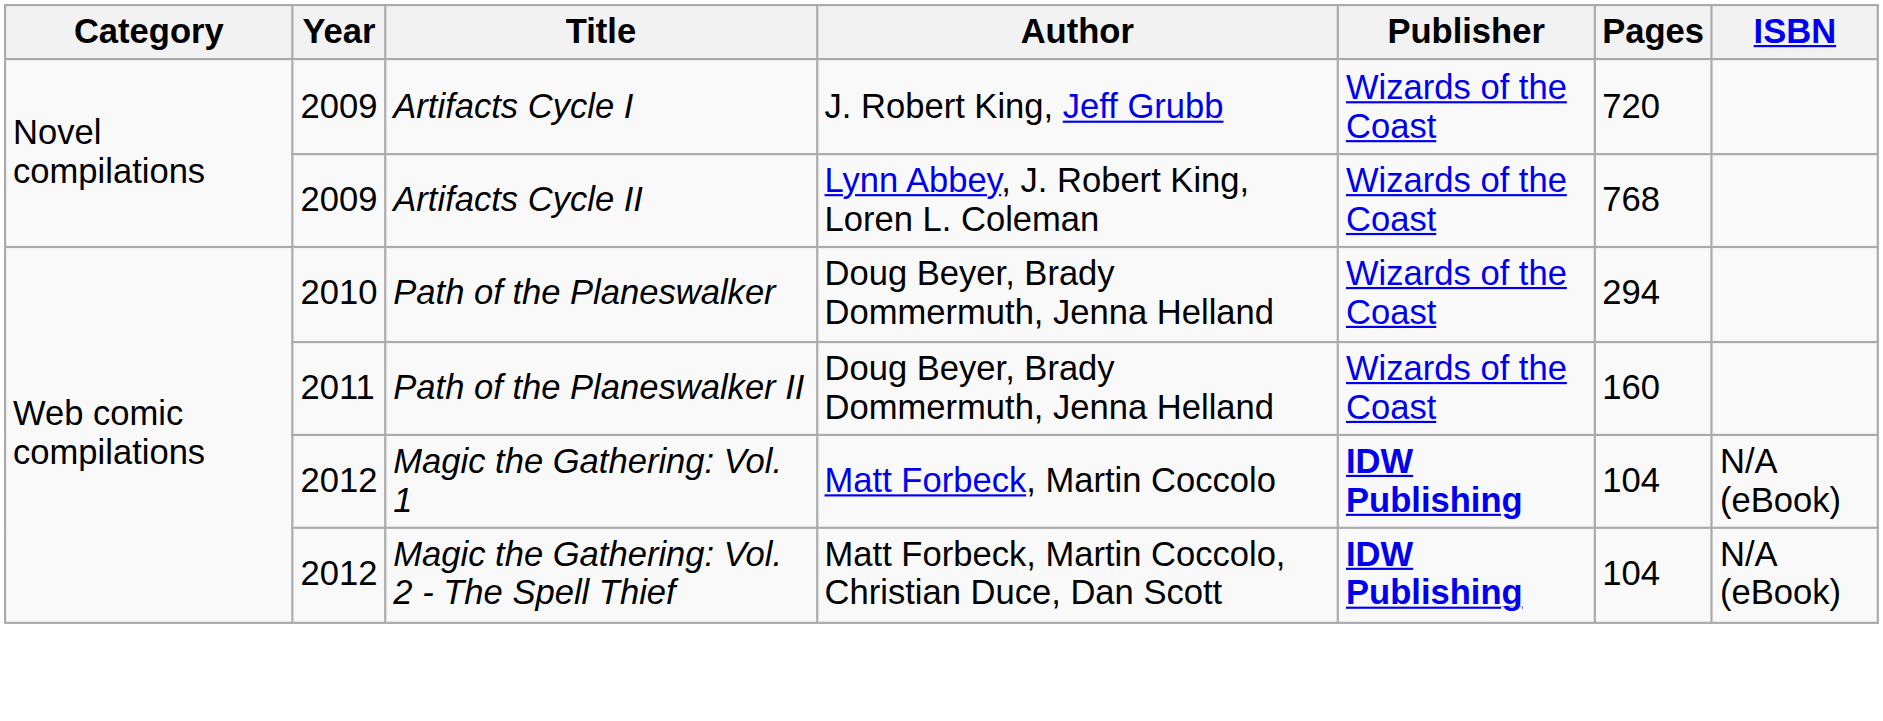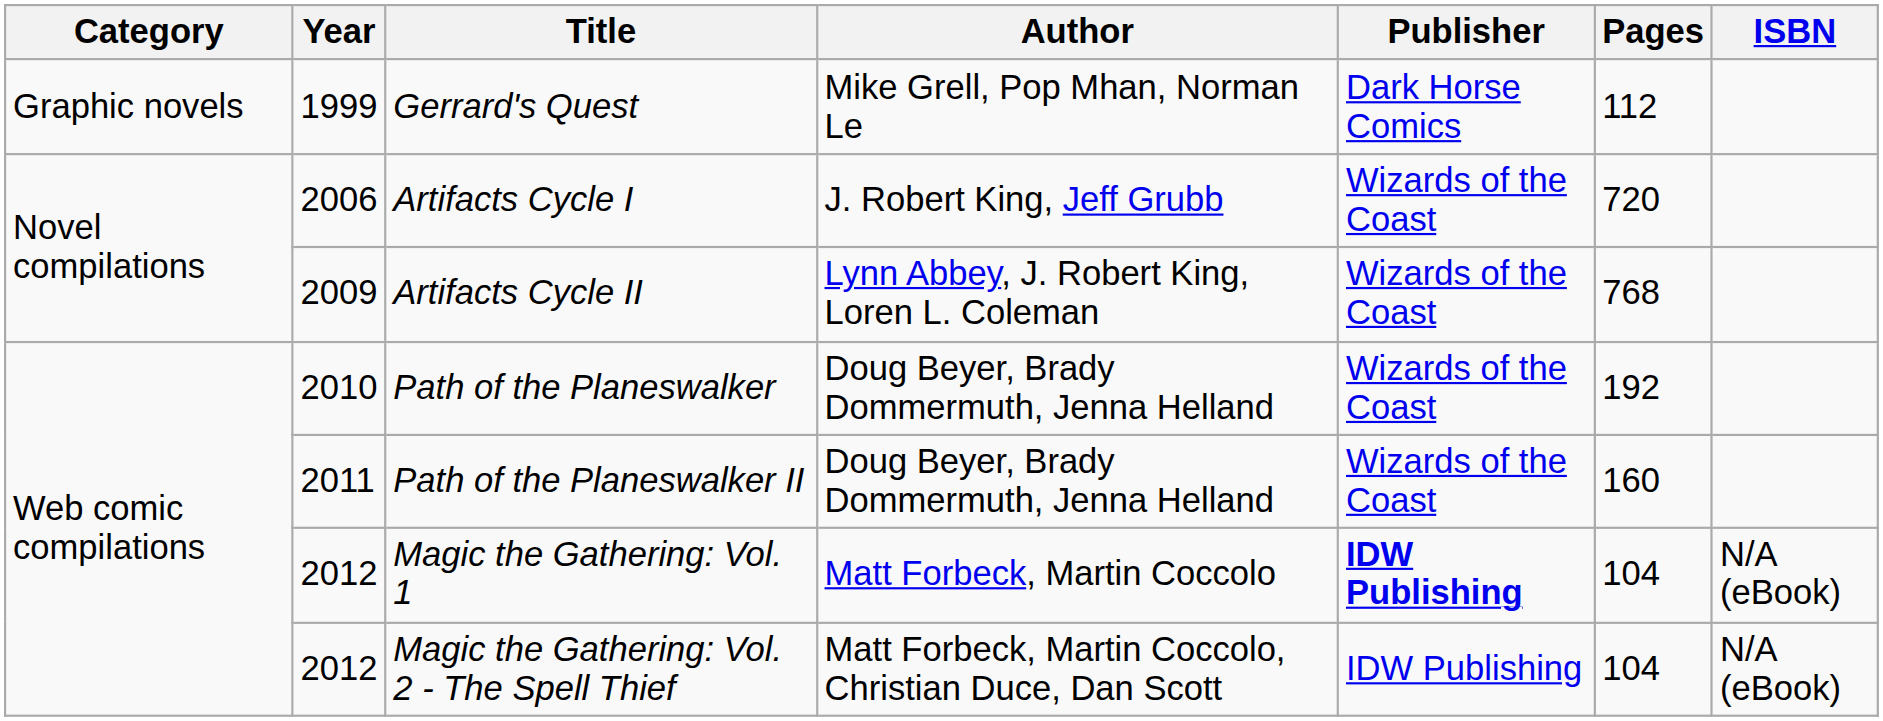+ row: (516, 106)
(339, 106) 2009 -> (339, 199) 2006
(1631, 293) 294 -> (1631, 387) 192
(1434, 574) bold -> (1464, 668) normal
